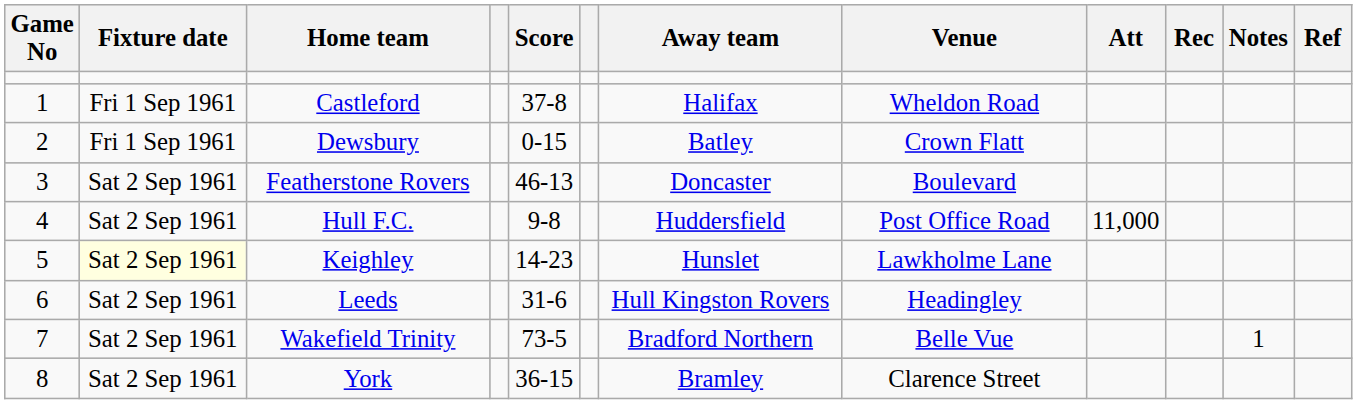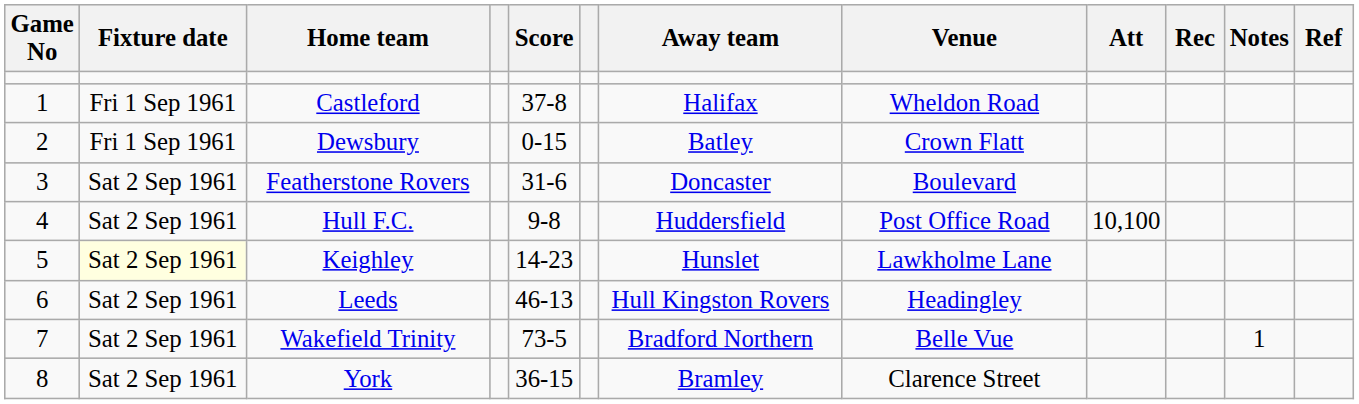(544, 181) 46-13 -> (544, 181) 31-6
(1126, 220) 11,000 -> (1126, 220) 10,100
(544, 299) 31-6 -> (544, 299) 46-13
